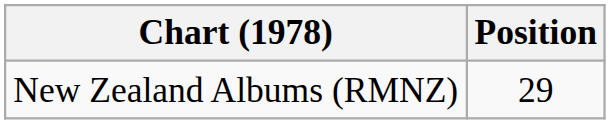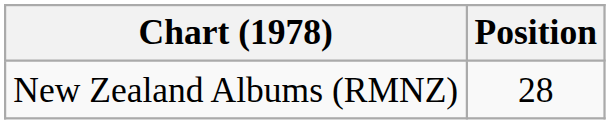(536, 88) 29 -> (536, 88) 28
